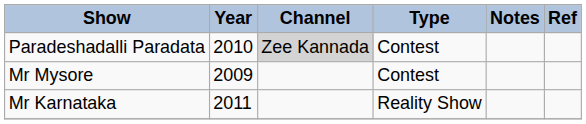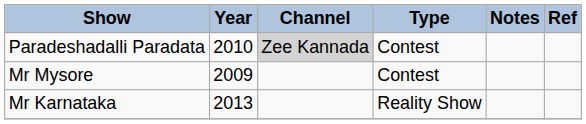(232, 103) 2011 -> (233, 103) 2013
